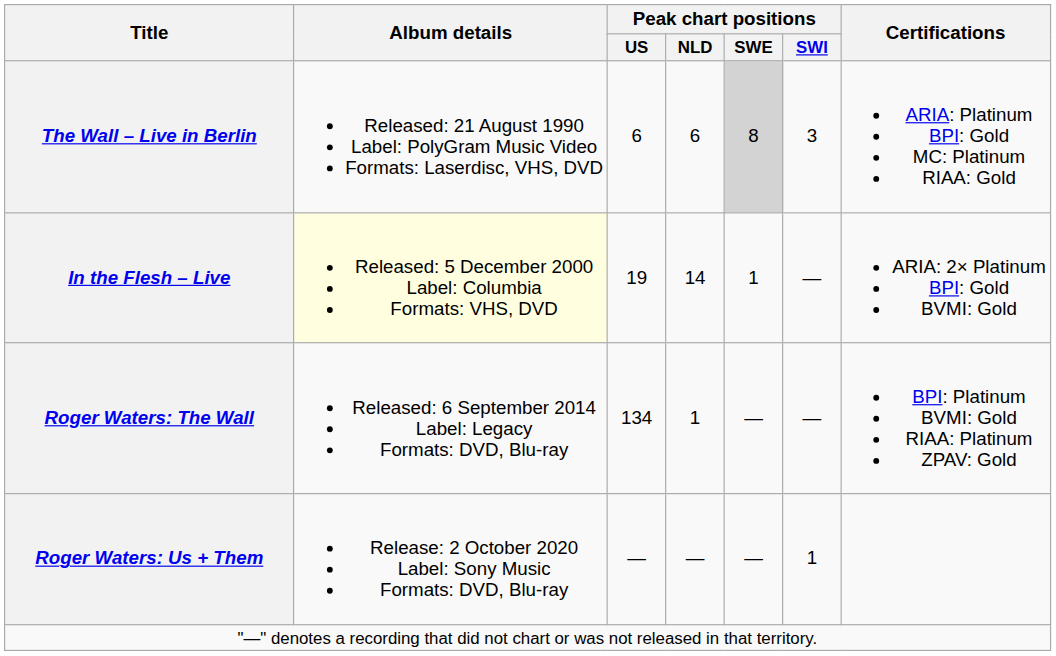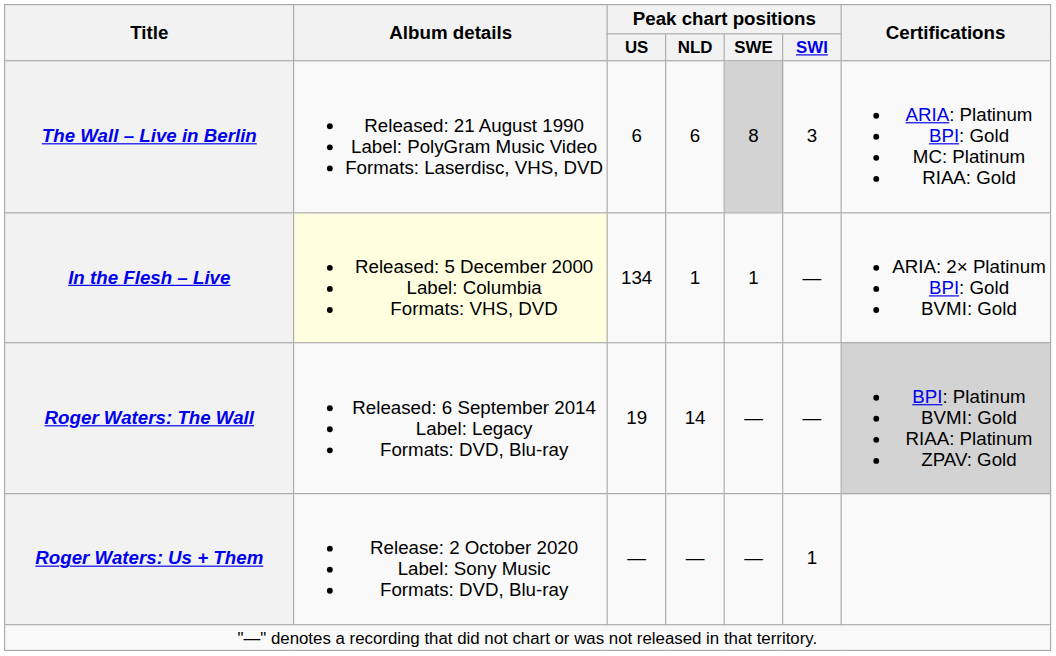(637, 277) 19 -> (637, 277) 134
(695, 277) 14 -> (695, 277) 1
(637, 418) 134 -> (637, 418) 19
(695, 418) 1 -> (695, 418) 14
(946, 429) no background -> (946, 429) lightgrey background
